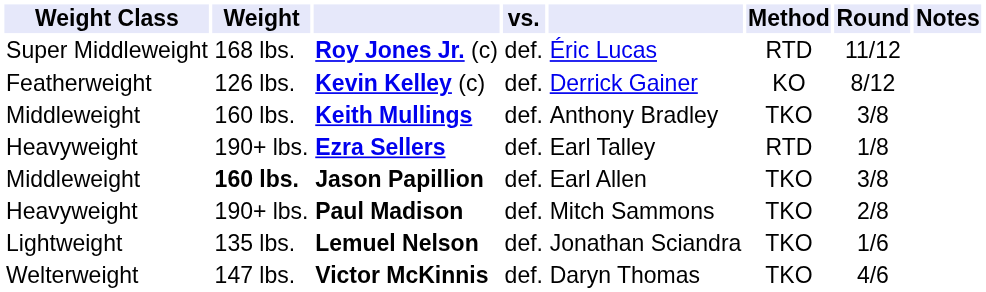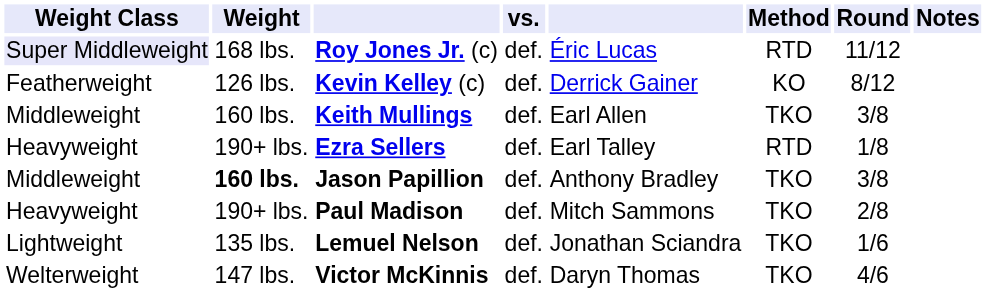(107, 51) no background -> (107, 51) lavender background
(634, 115) Anthony Bradley -> (598, 115) Earl Allen
(598, 179) Earl Allen -> (634, 179) Anthony Bradley
